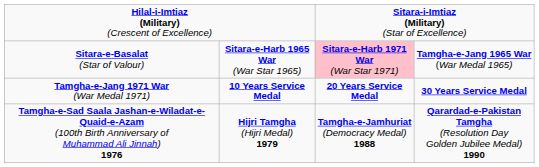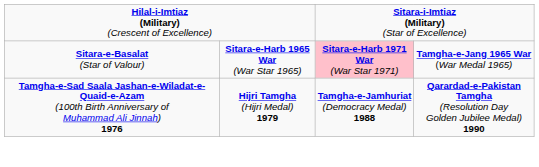- row: (112, 91)
